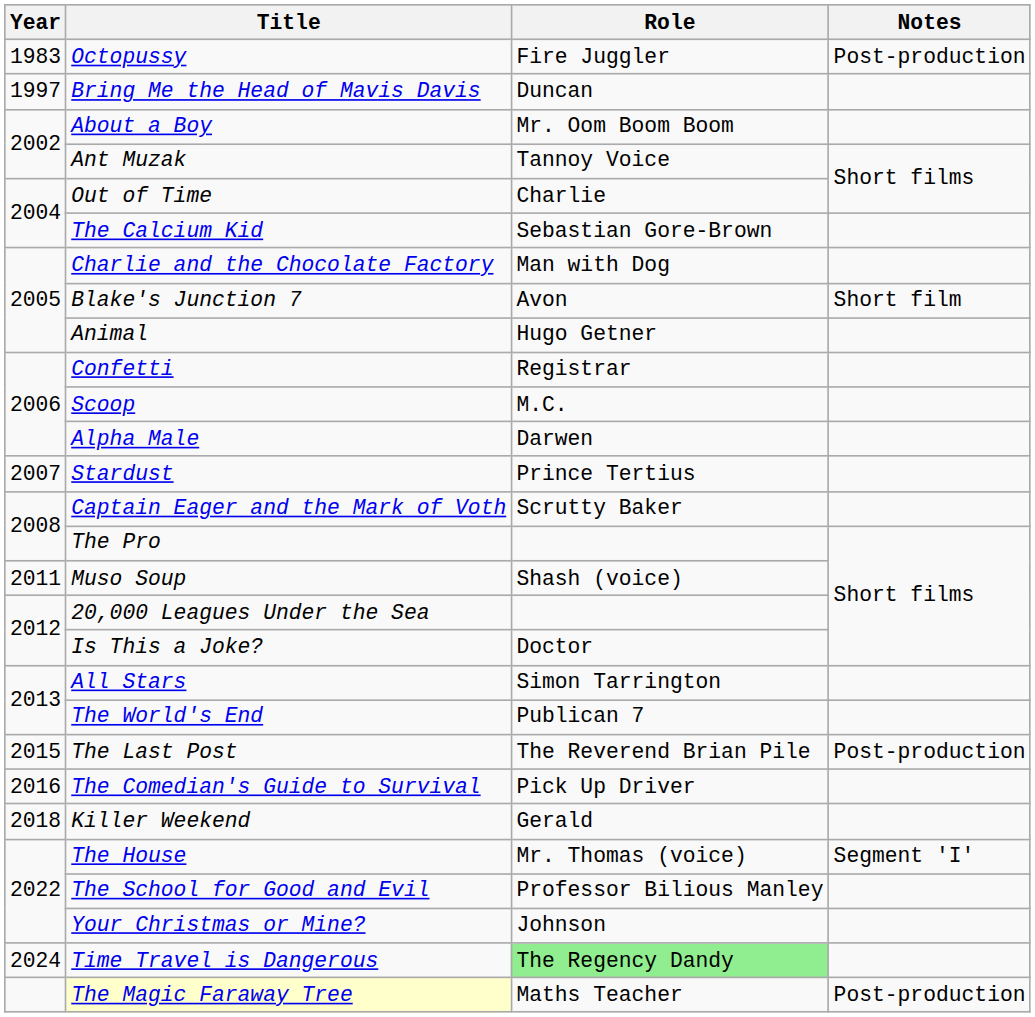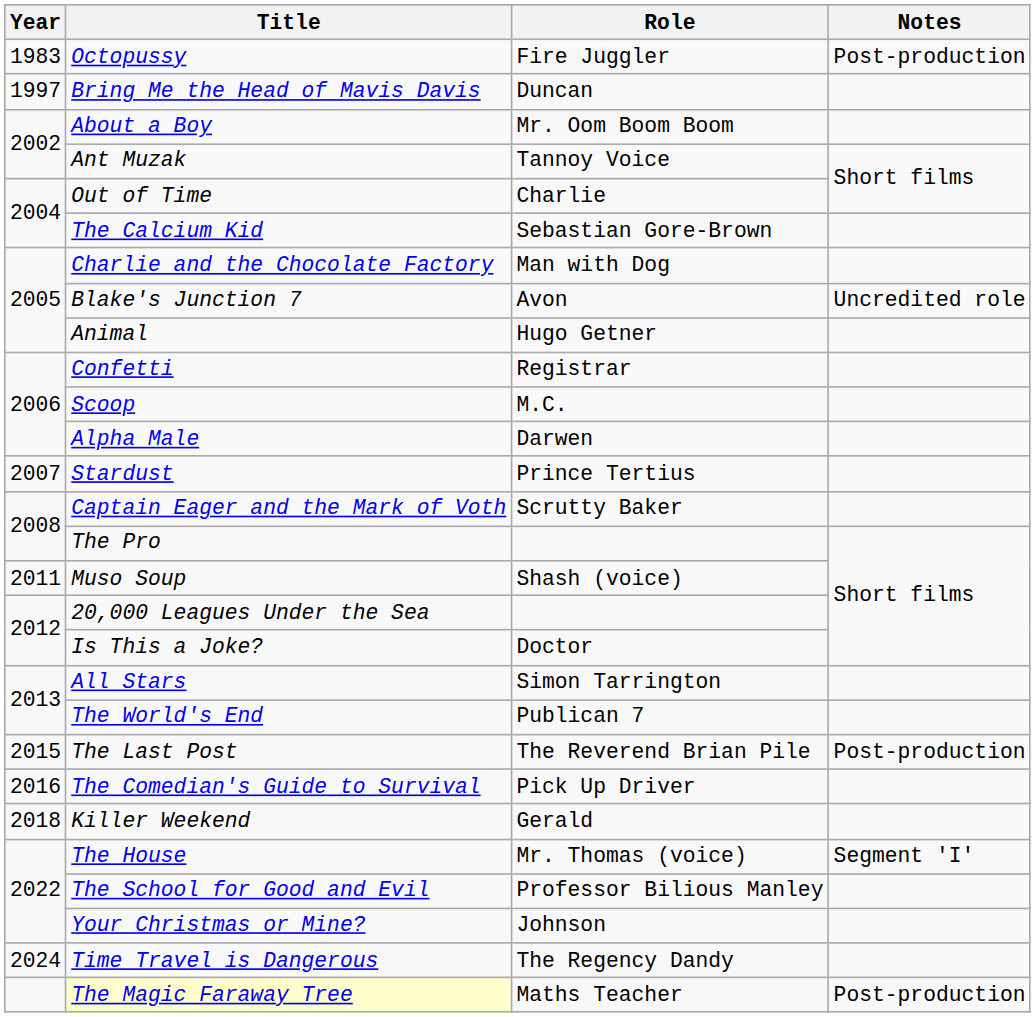(898, 300) Short film -> (930, 300) Uncredited role
(625, 960) lightgreen background -> (625, 960) no background
